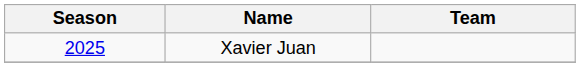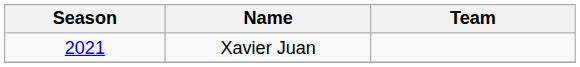(85, 47) 2025 -> (85, 47) 2021
